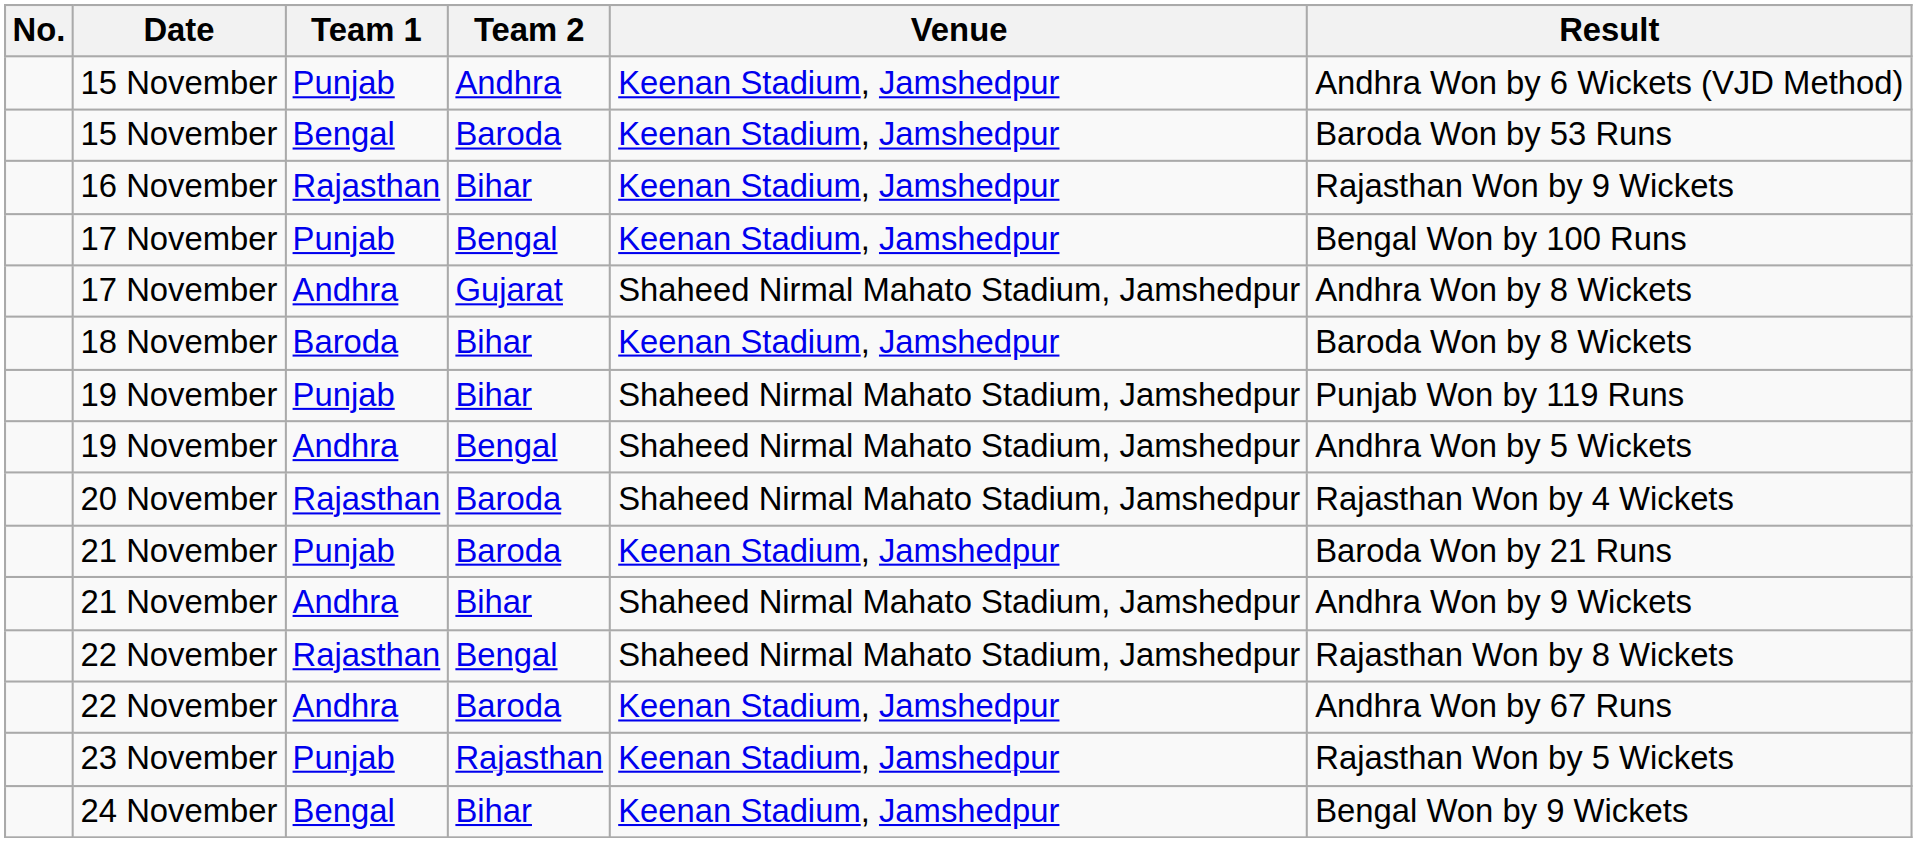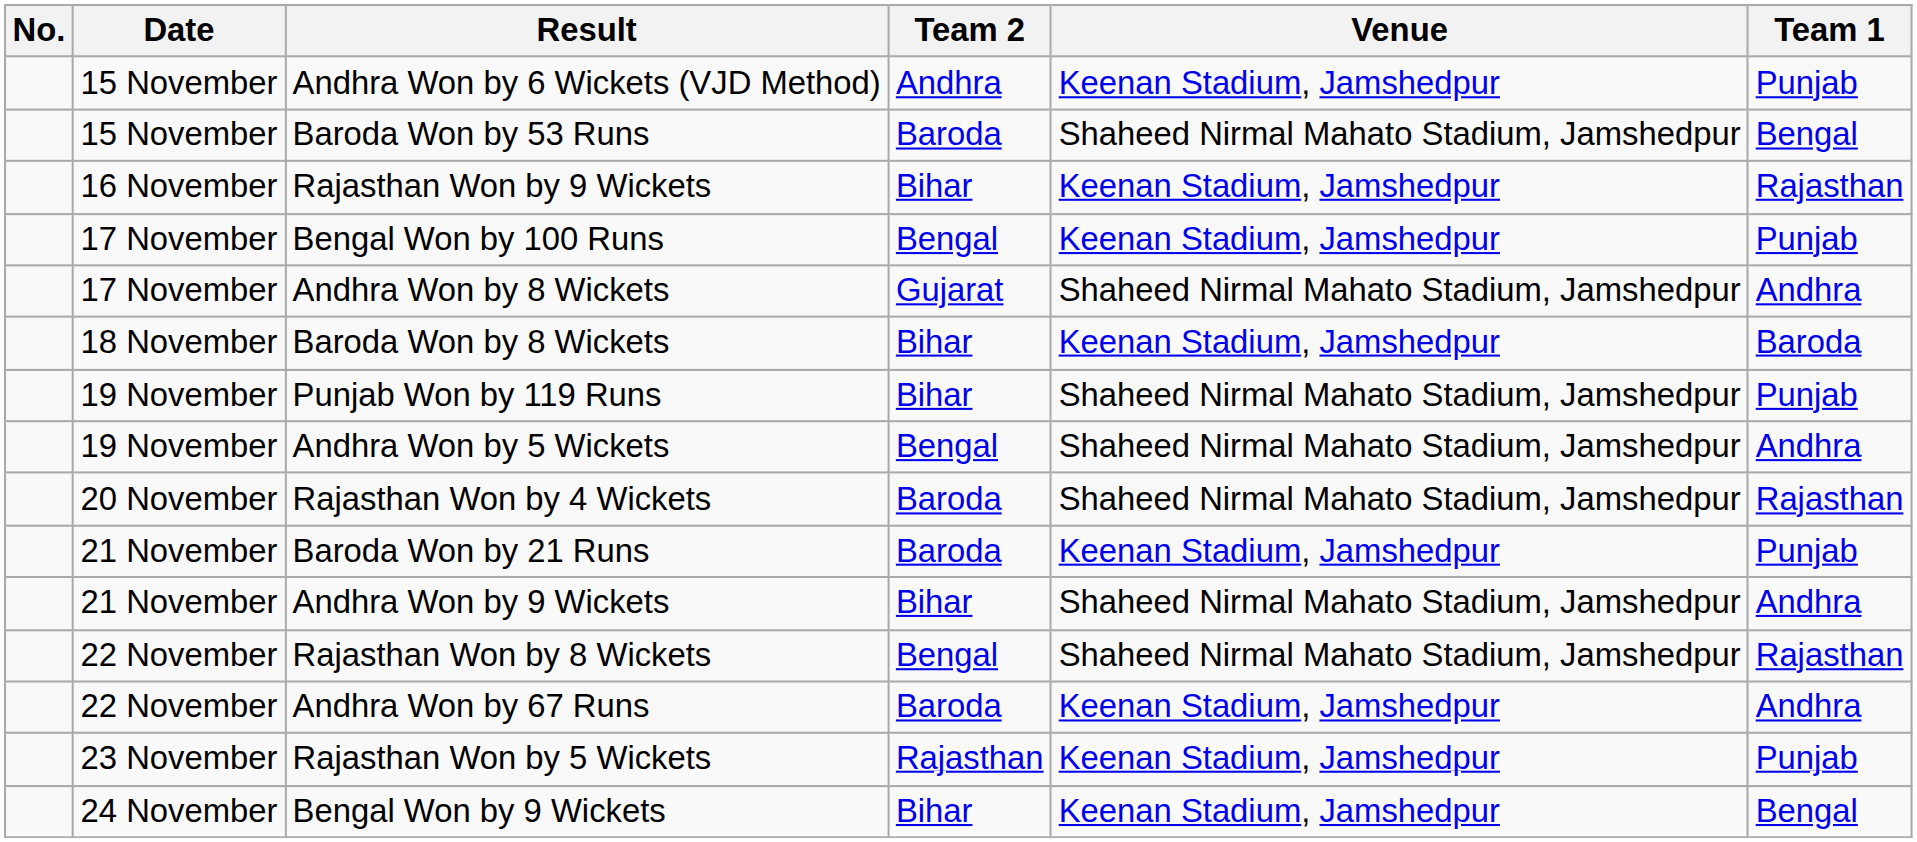columns swapped: (366, 30) <-> (1609, 30)
(839, 134) Keenan Stadium, Jamshedpur -> (1400, 134) Shaheed Nirmal Mahato Stadium, Jamshedpur
